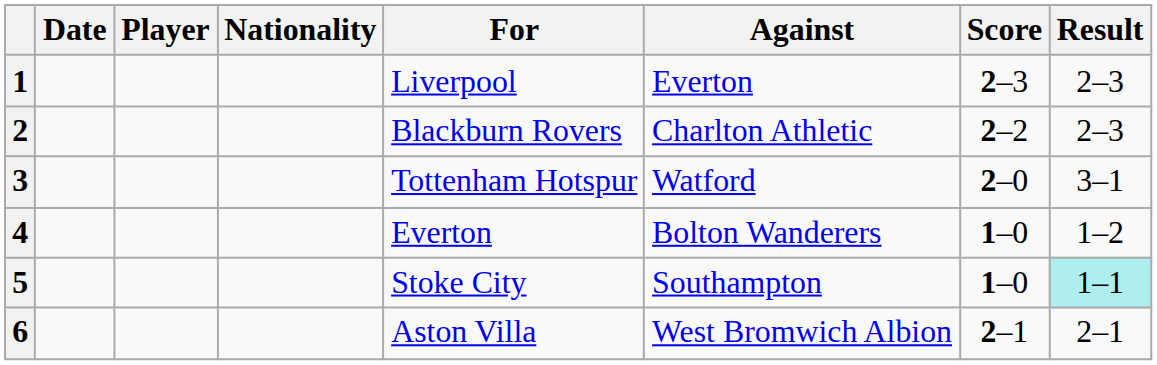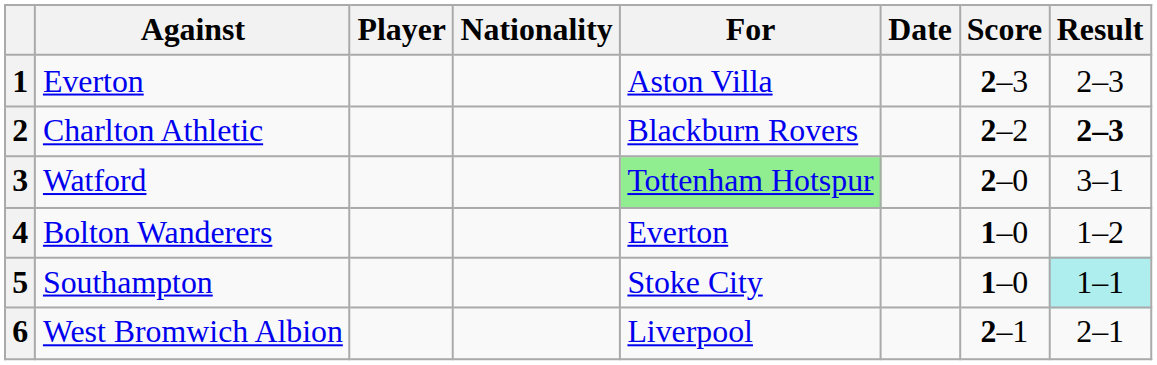columns swapped: (75, 29) <-> (802, 29)
(454, 80) Liverpool -> (700, 80) Aston Villa
(1100, 130) normal -> (1100, 130) bold
(514, 181) no background -> (751, 181) lightgreen background
(464, 332) Aston Villa -> (690, 332) Liverpool
